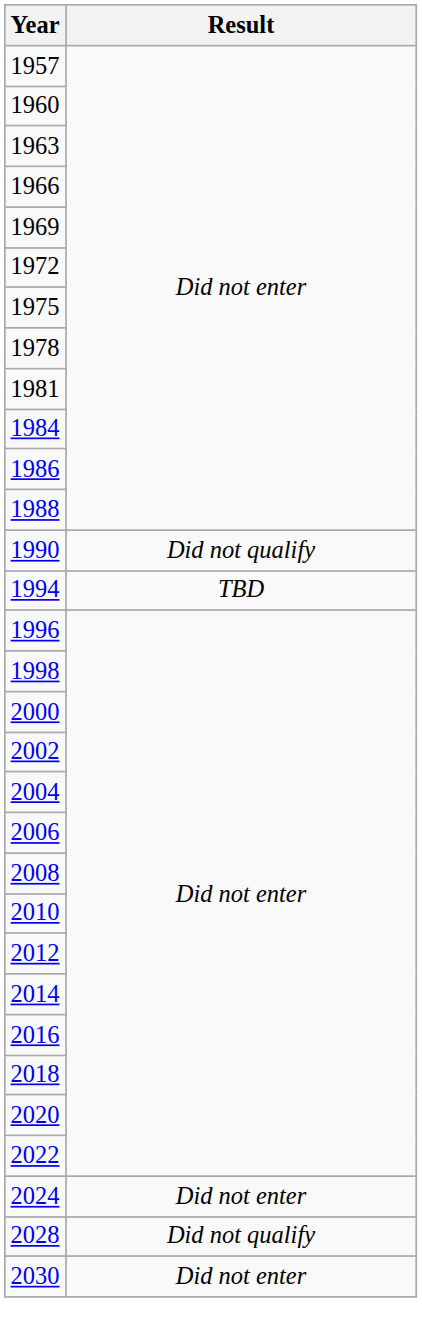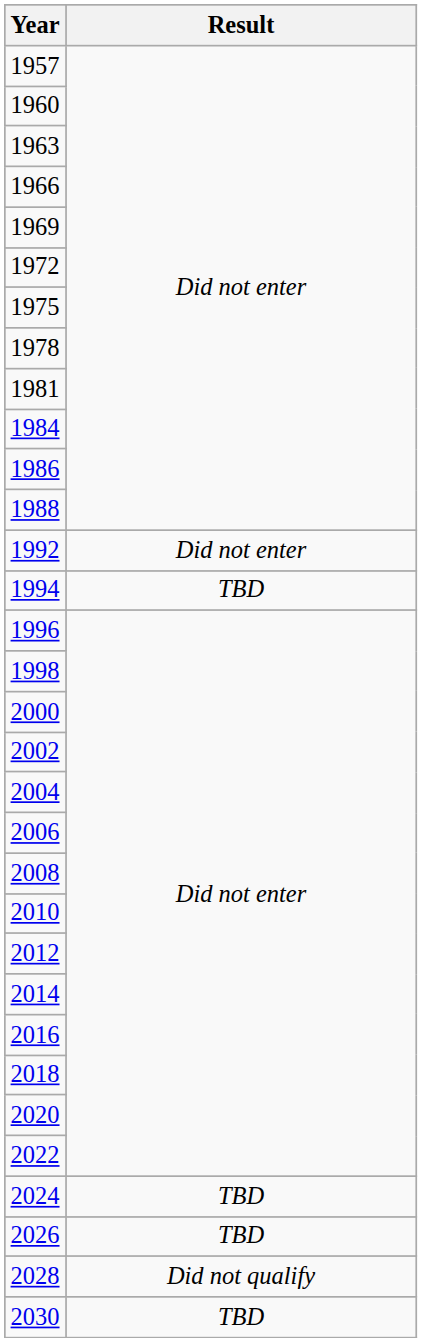- row: (35, 549)
+ row: (35, 549)
(241, 1195) Did not enter -> (241, 1195) TBD
+ row: (35, 1236)
(241, 1276) Did not enter -> (241, 1317) TBD
